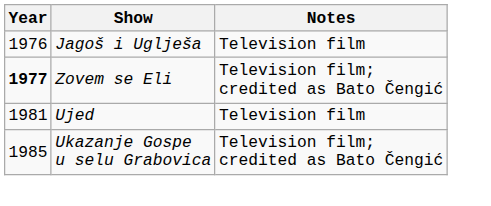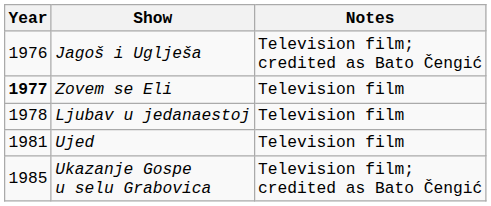(292, 44) Television film -> (370, 54) Television film; credited as Bato Čengić
(331, 80) Television film; credited as Bato Čengić -> (331, 90) Television film
+ row: (153, 116)
